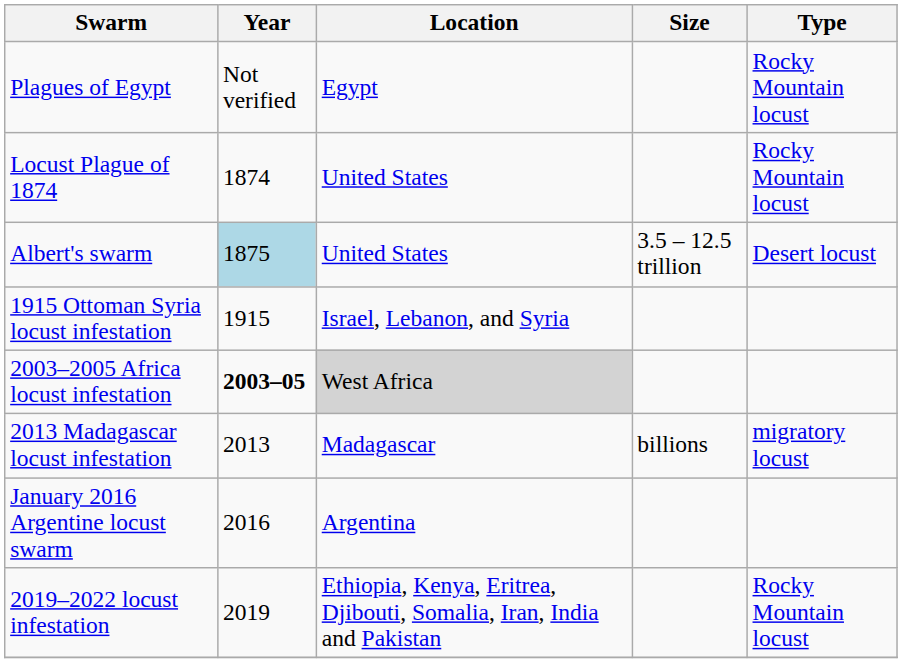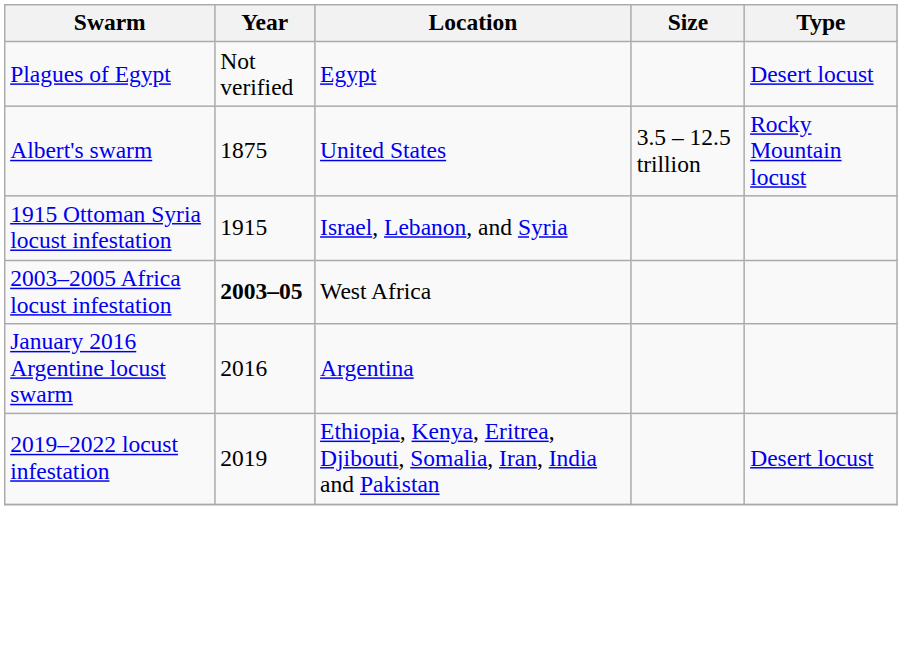(798, 86) Rocky Mountain locust -> (812, 73) Desert locust
- row: (90, 177)
(246, 254) lightblue background -> (244, 150) no background
(814, 254) Desert locust -> (796, 150) Rocky Mountain locust
(377, 381) lightgrey background -> (376, 291) no background
- row: (93, 445)
(798, 612) Rocky Mountain locust -> (812, 458) Desert locust
